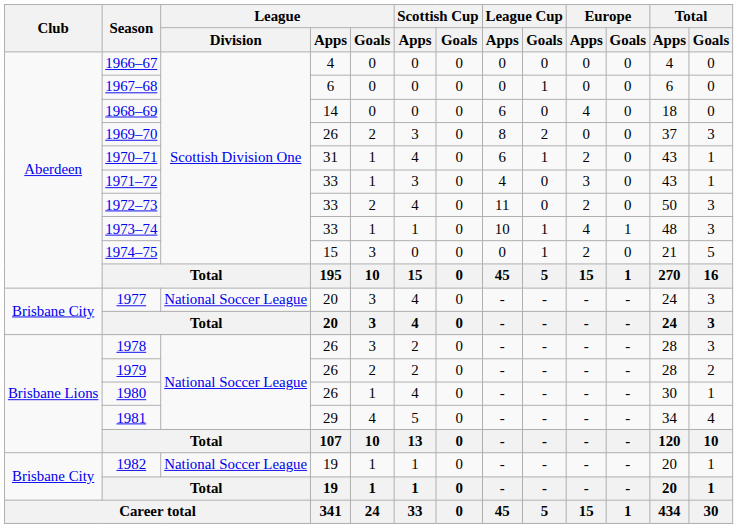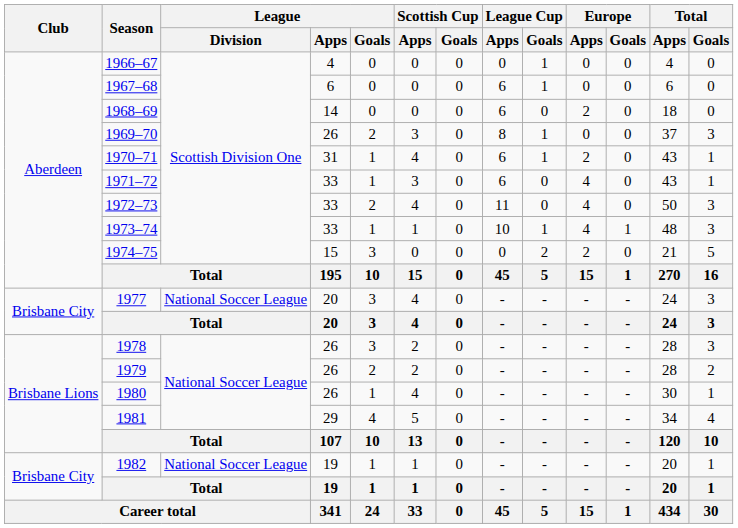(544, 63) 0 -> (544, 63) 1
(502, 87) 0 -> (502, 87) 6
(586, 110) 4 -> (586, 110) 2
(544, 134) 2 -> (544, 134) 1
(502, 181) 4 -> (502, 181) 6
(586, 181) 3 -> (586, 181) 4
(586, 205) 2 -> (586, 205) 4
(544, 252) 1 -> (544, 252) 2
